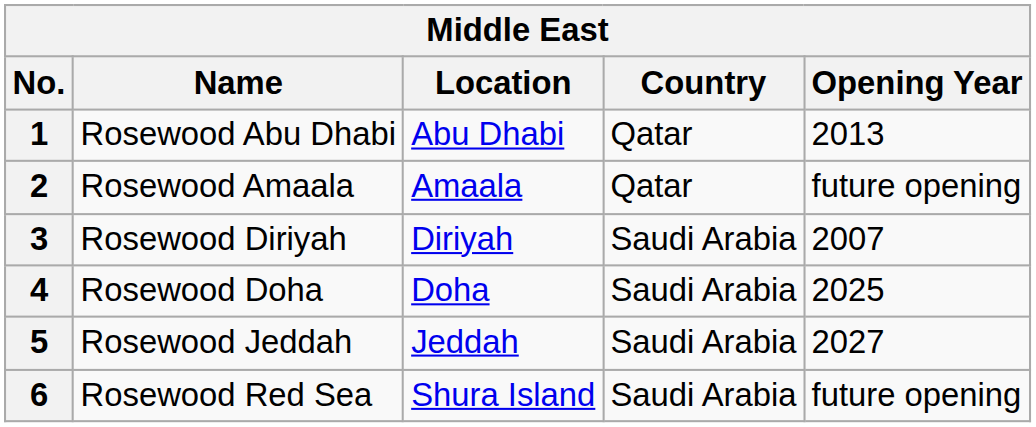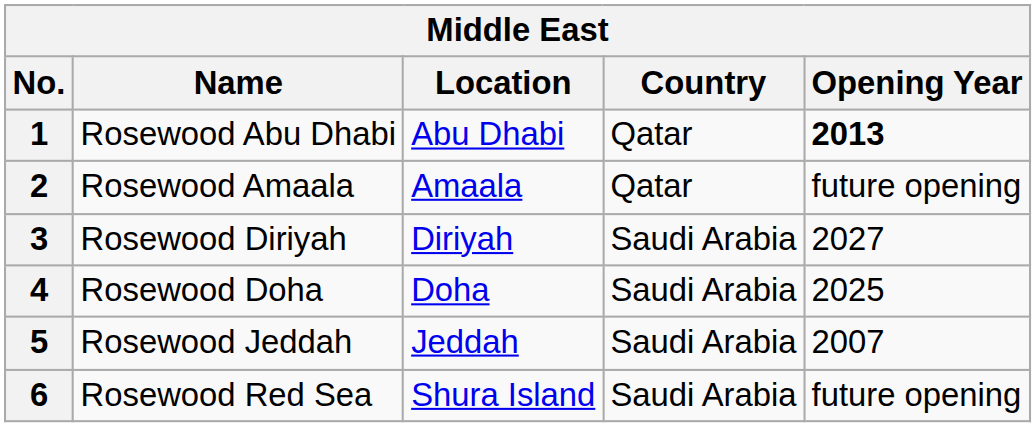(848, 134) normal -> (848, 134) bold
(848, 238) 2007 -> (848, 238) 2027
(848, 342) 2027 -> (848, 342) 2007
